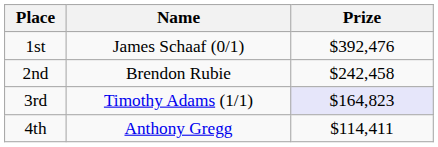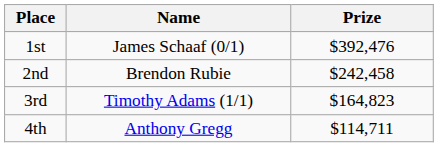(362, 100) lavender background -> (362, 100) no background
(362, 127) $114,411 -> (362, 127) $114,711
